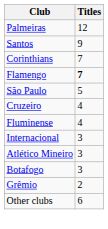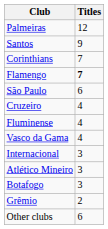(80, 91) 5 -> (80, 91) 6
+ row: (37, 138)
